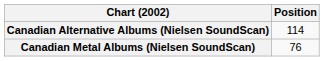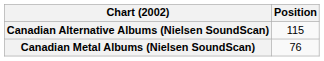(296, 30) 114 -> (296, 30) 115
